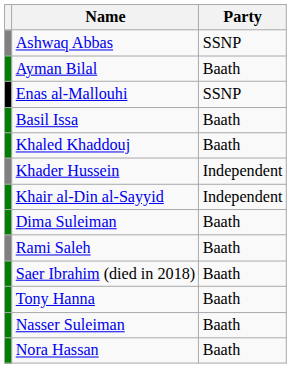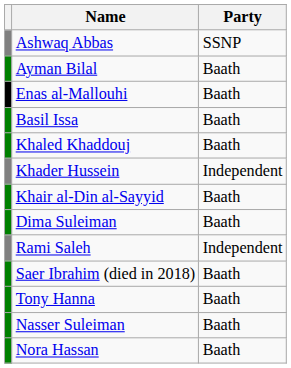(222, 94) SSNP -> (221, 94) Baath
(243, 196) Independent -> (221, 196) Baath
(221, 247) Baath -> (243, 247) Independent
